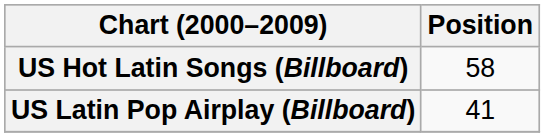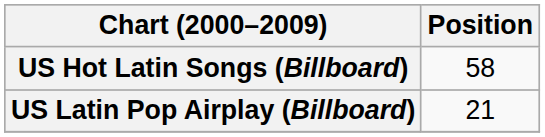(480, 110) 41 -> (480, 110) 21
